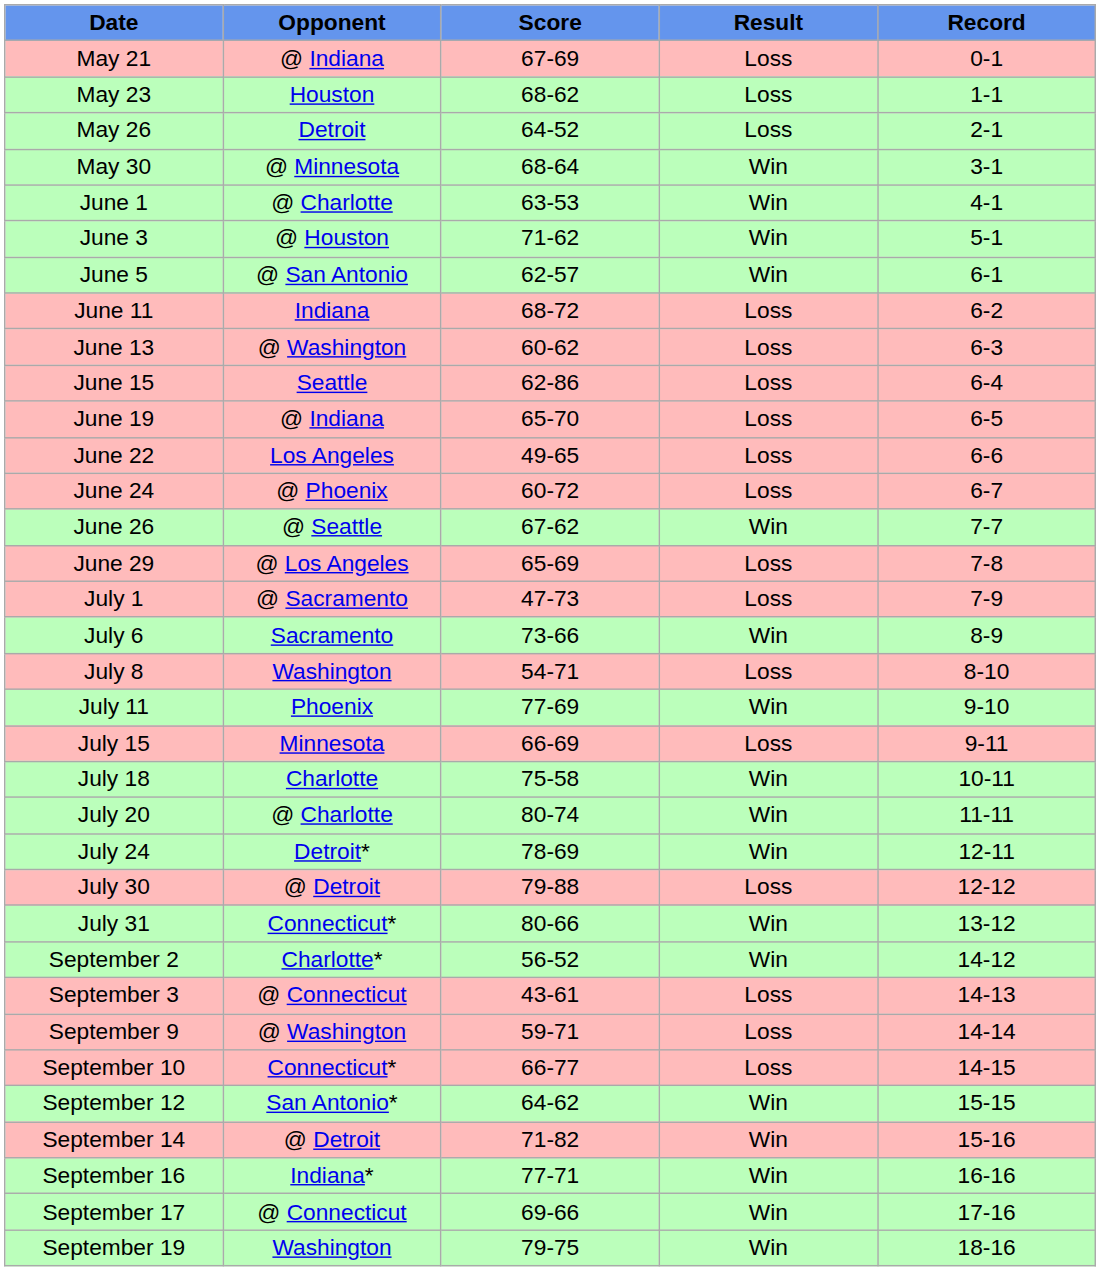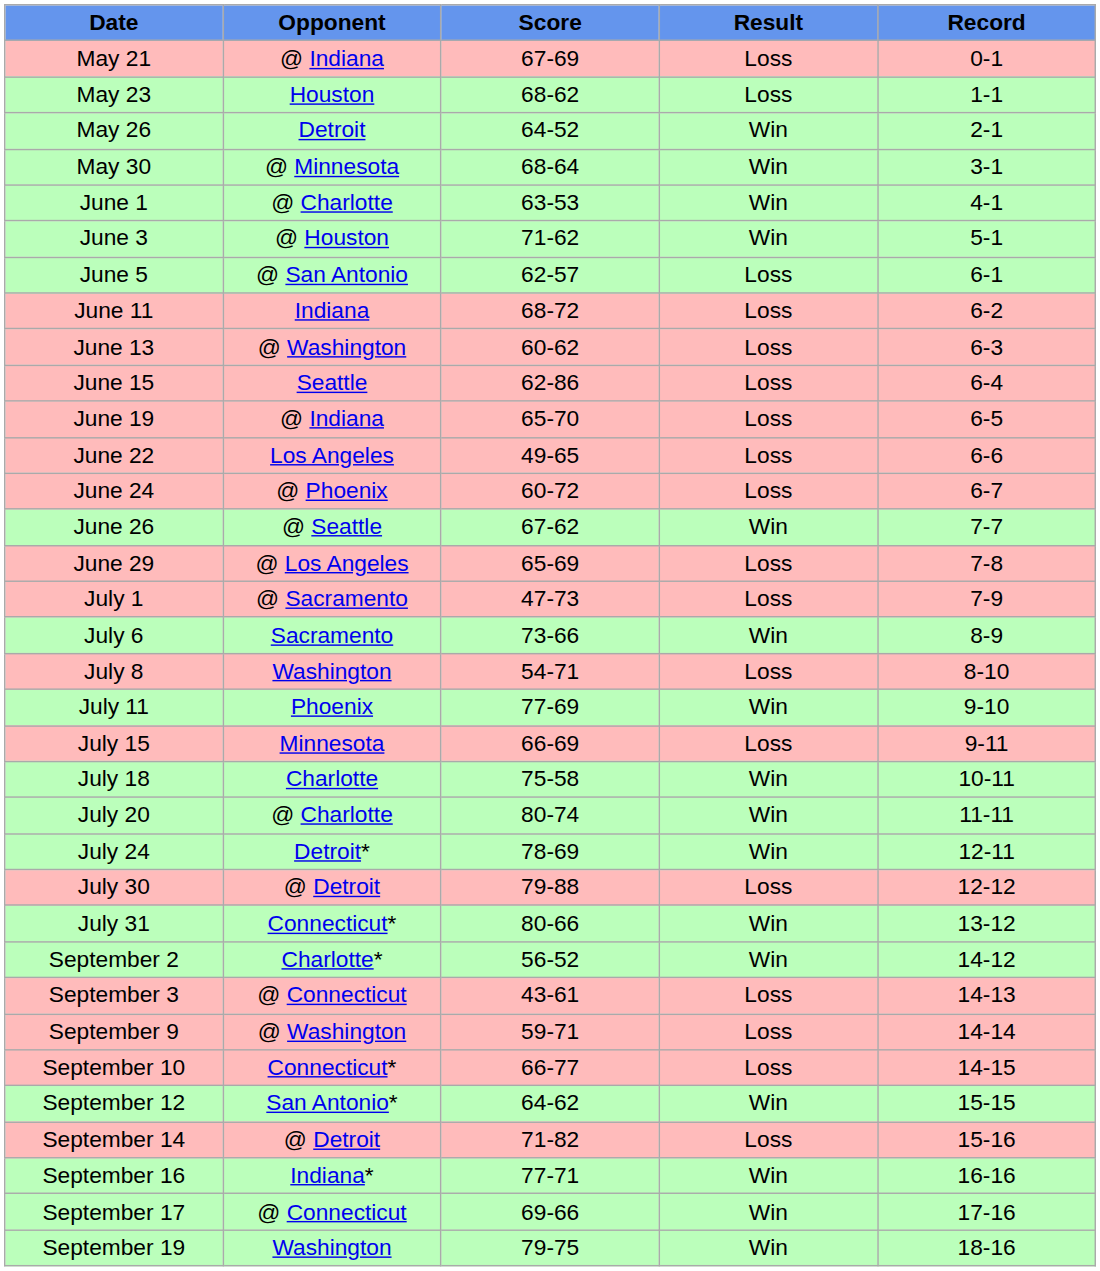(768, 130) Loss -> (768, 130) Win
(768, 274) Win -> (768, 274) Loss
(768, 1139) Win -> (768, 1139) Loss
